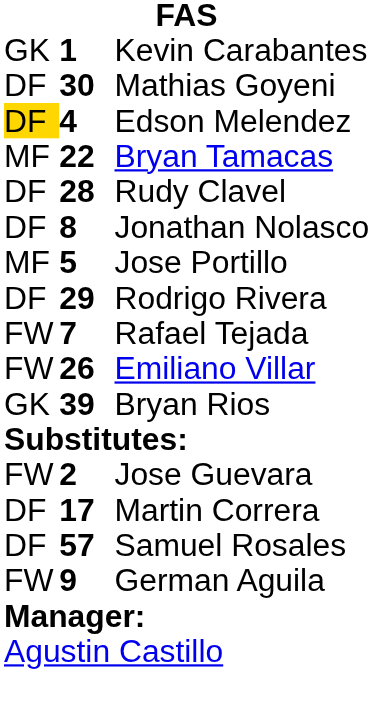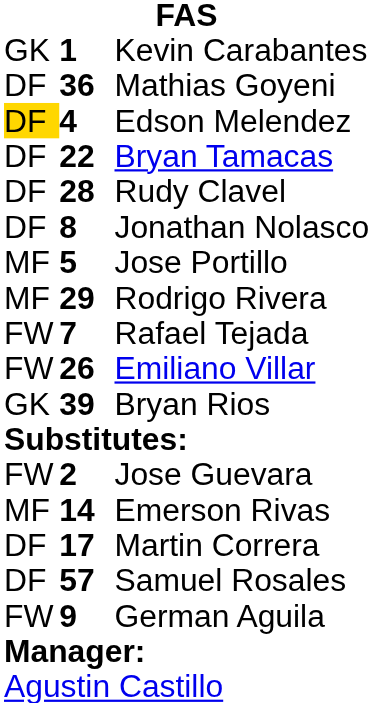(77, 84) 30 -> (77, 84) 36
(27, 155) MF -> (25, 155) DF
(25, 297) DF -> (27, 297) MF
+ row: (222, 509)
